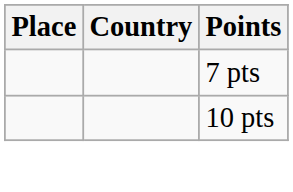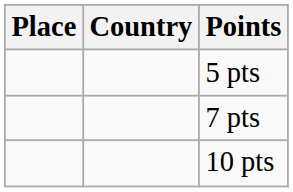+ row: (233, 72)
